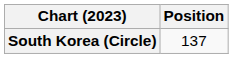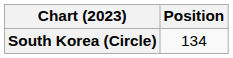(194, 41) 137 -> (194, 41) 134
